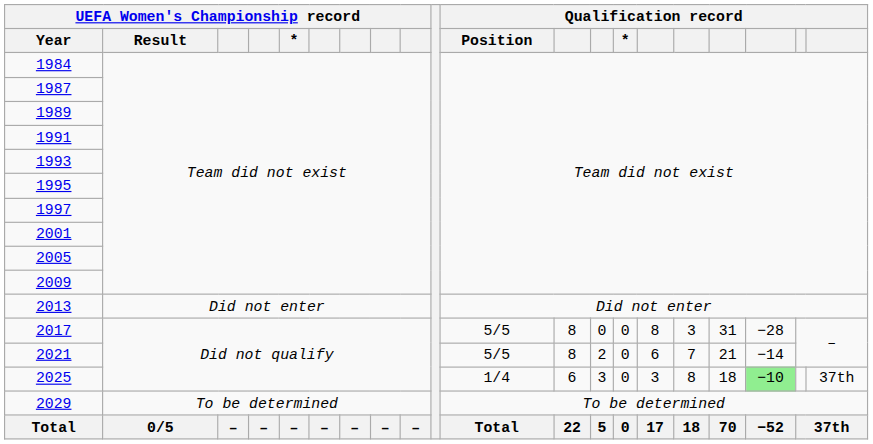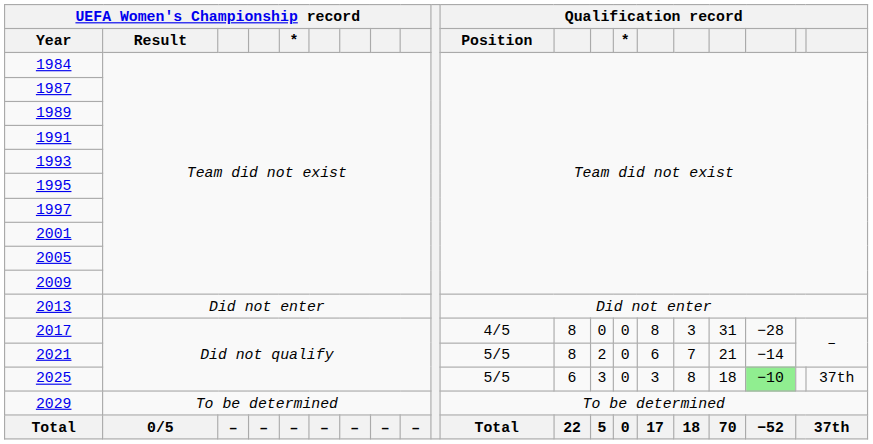(497, 331) 5/5 -> (497, 331) 4/5
(497, 379) 1/4 -> (497, 379) 5/5
